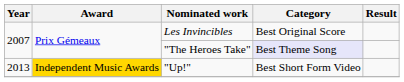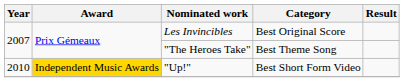(296, 49) lavender background -> (296, 49) no background
(18, 67) 2013 -> (18, 67) 2010
